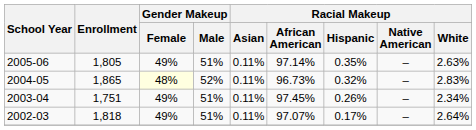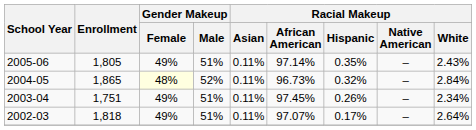(453, 62) 2.63% -> (453, 62) 2.43%
(453, 80) 2.83% -> (453, 80) 2.84%
